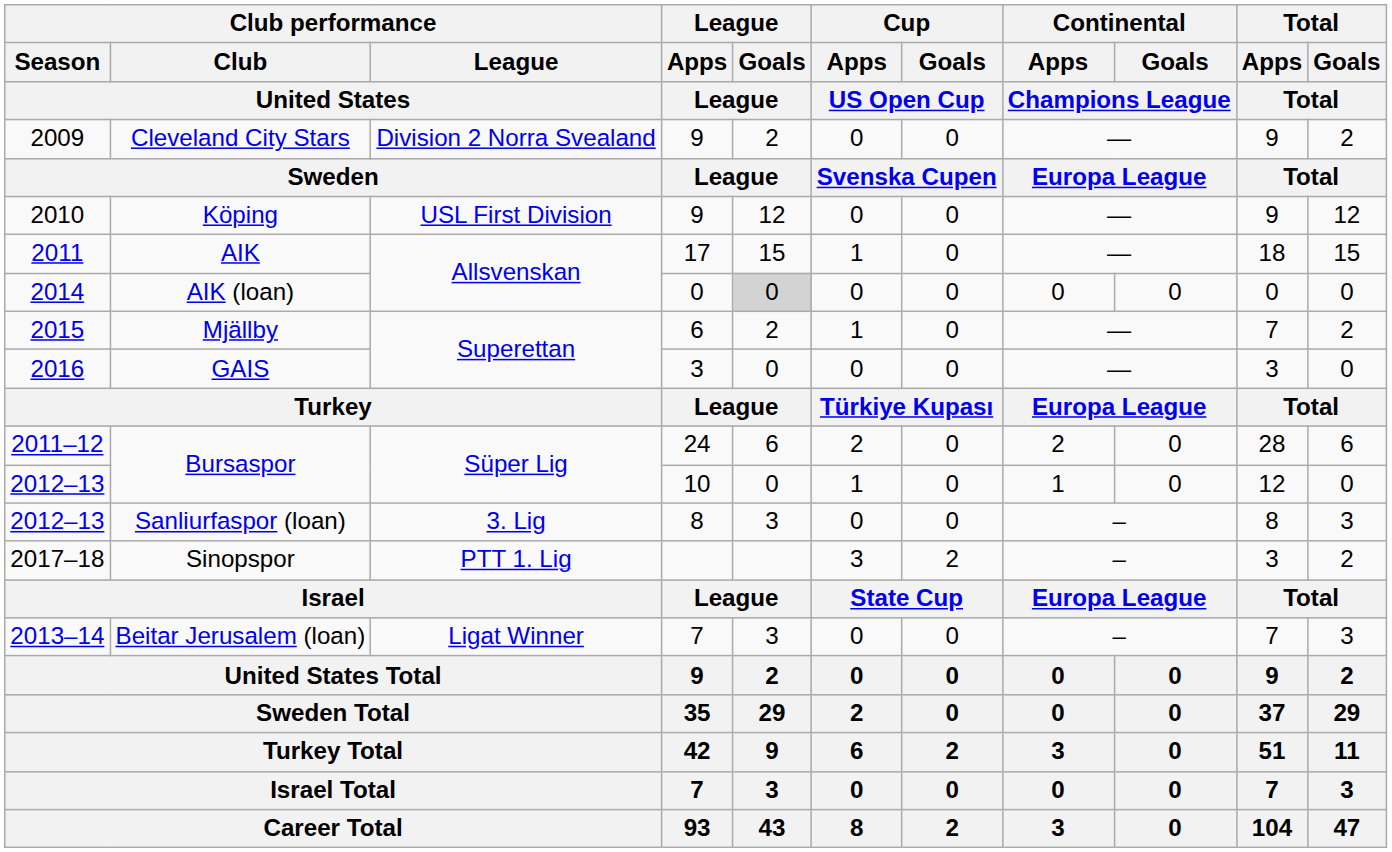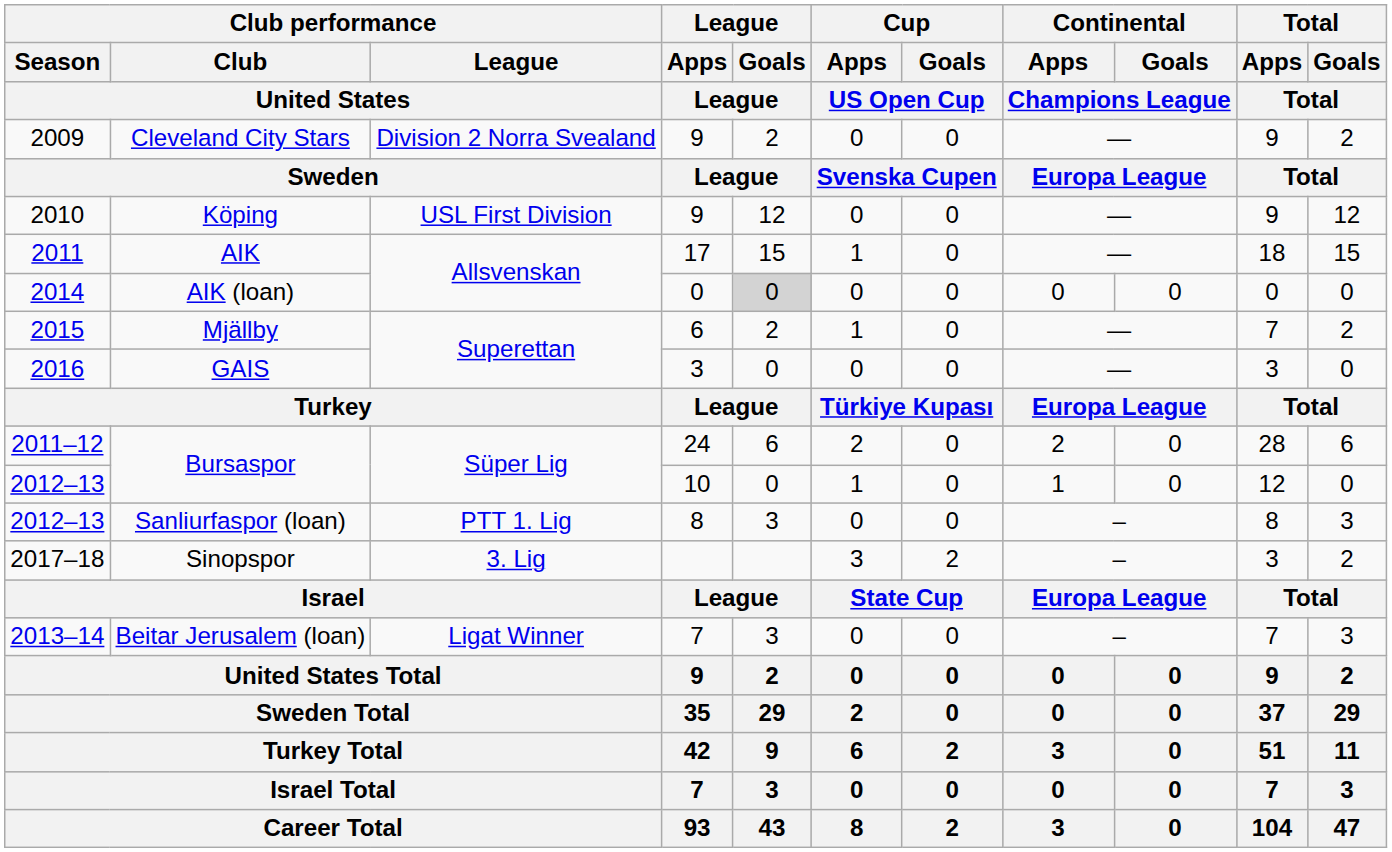(516, 521) 3. Lig -> (516, 521) PTT 1. Lig
(516, 560) PTT 1. Lig -> (516, 560) 3. Lig
